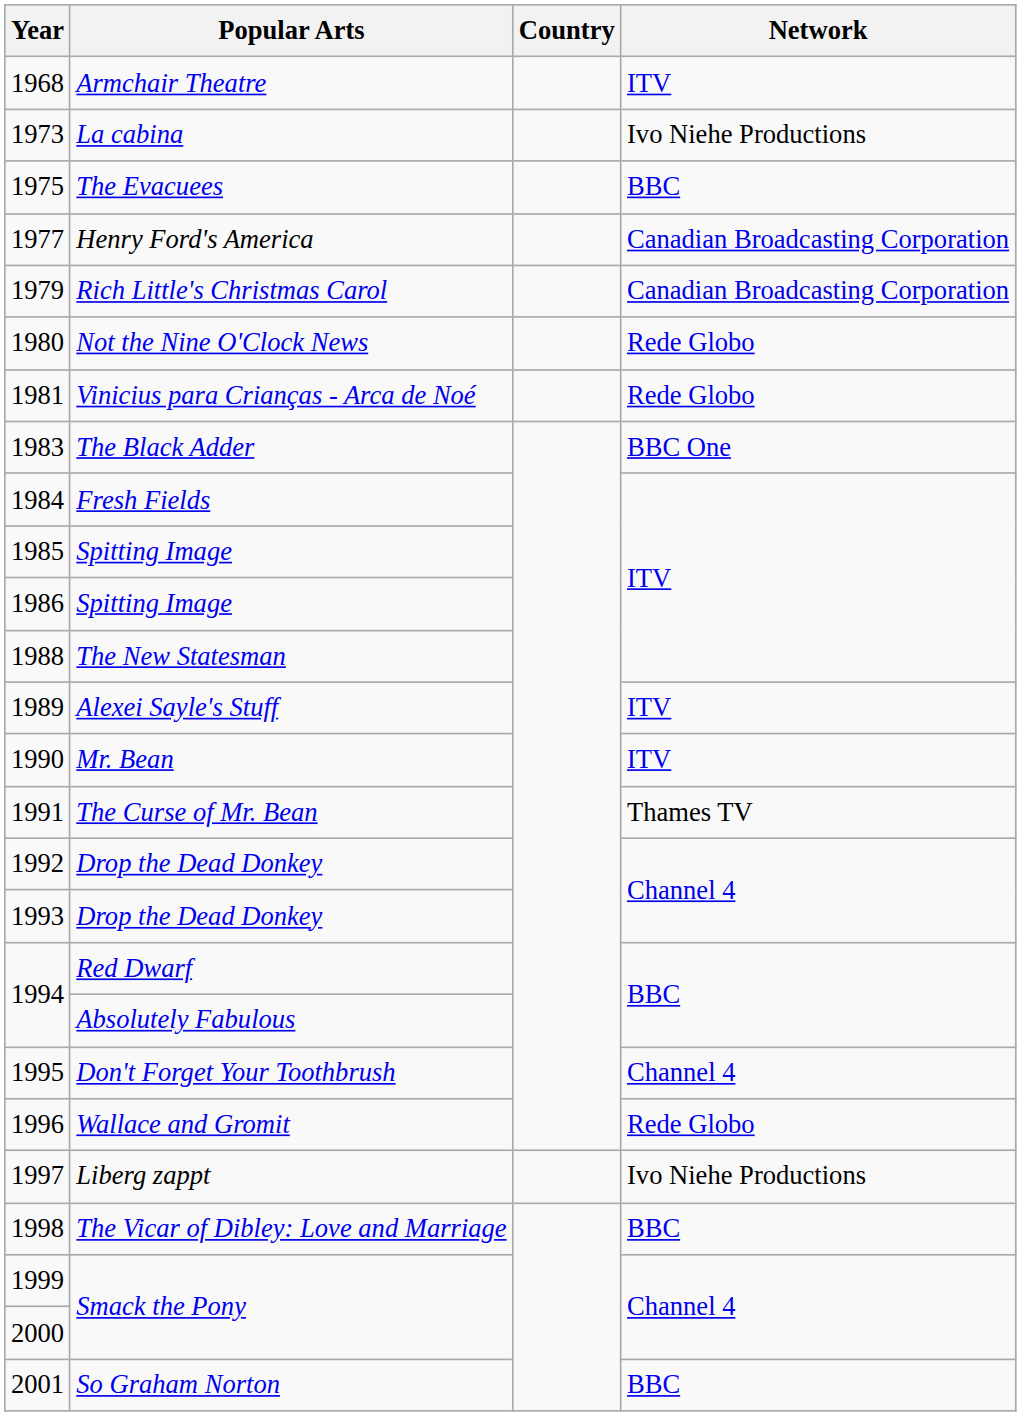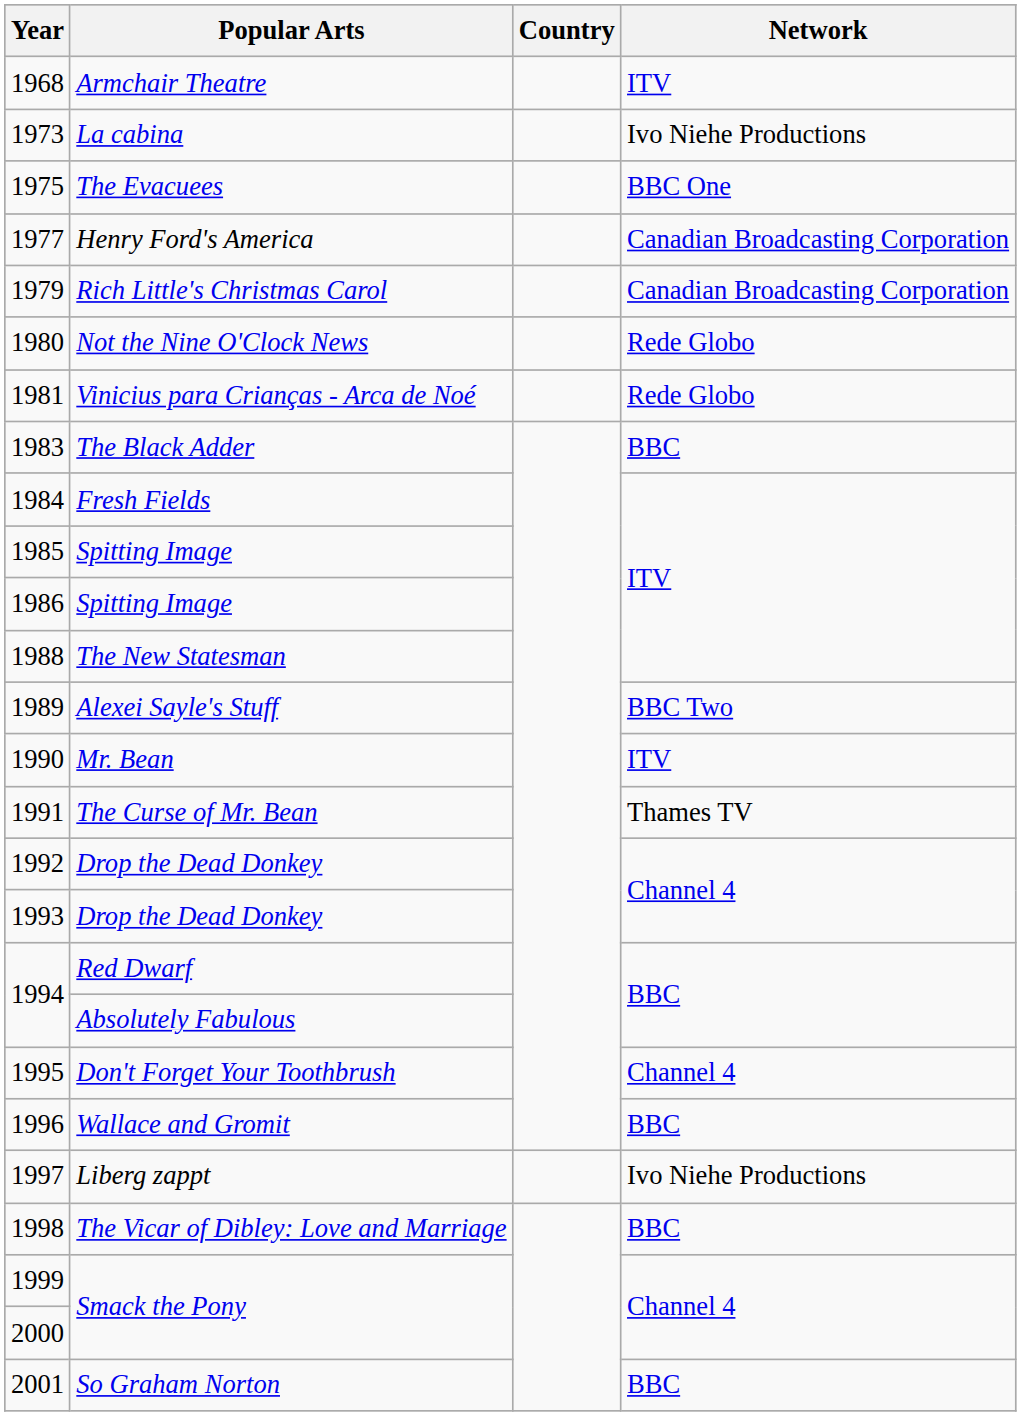(654, 186) BBC -> (679, 186) BBC One
(679, 447) BBC One -> (654, 447) BBC
(649, 707) ITV -> (680, 707) BBC Two
(691, 1124) Rede Globo -> (654, 1124) BBC
